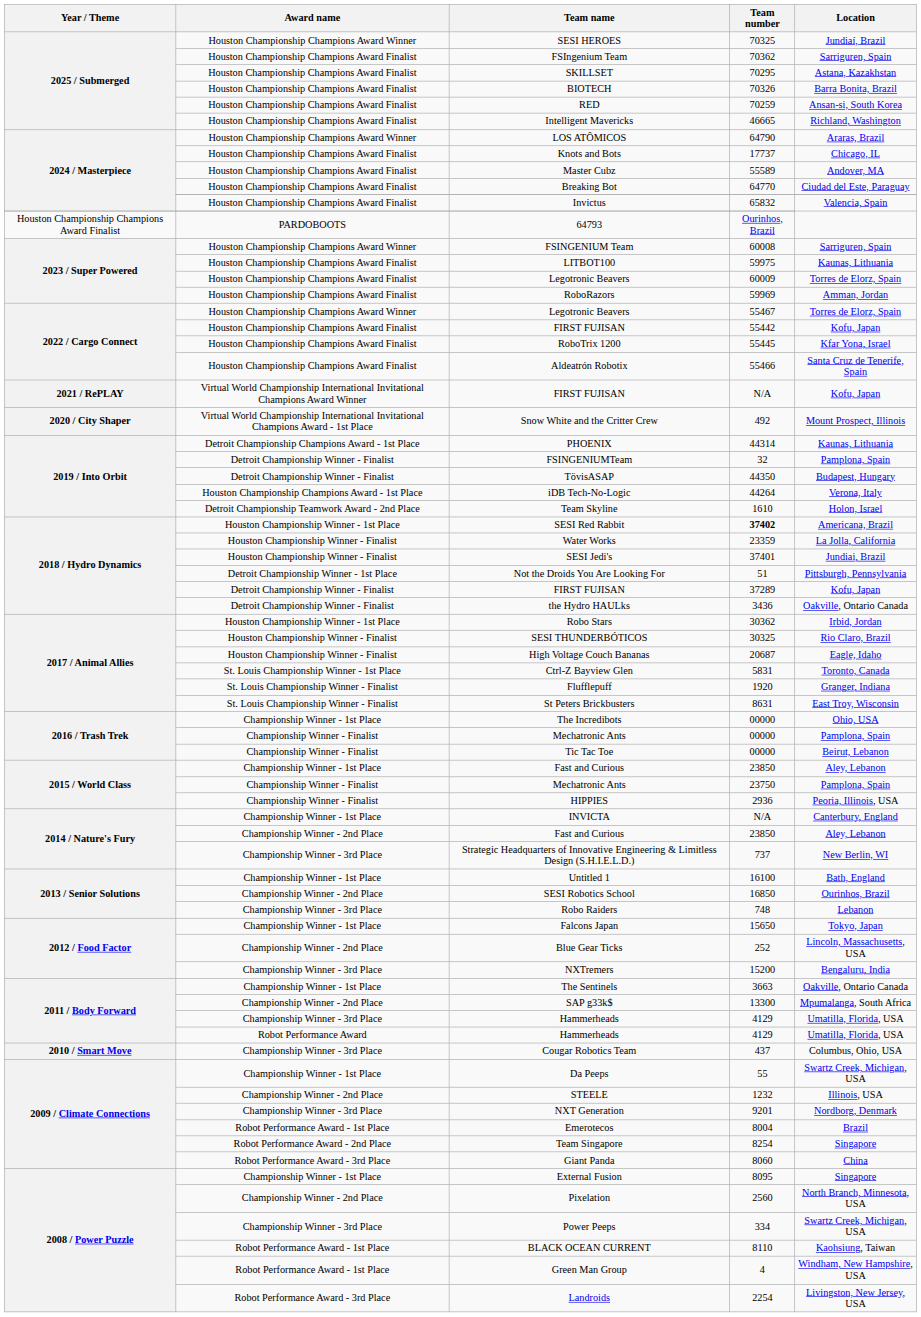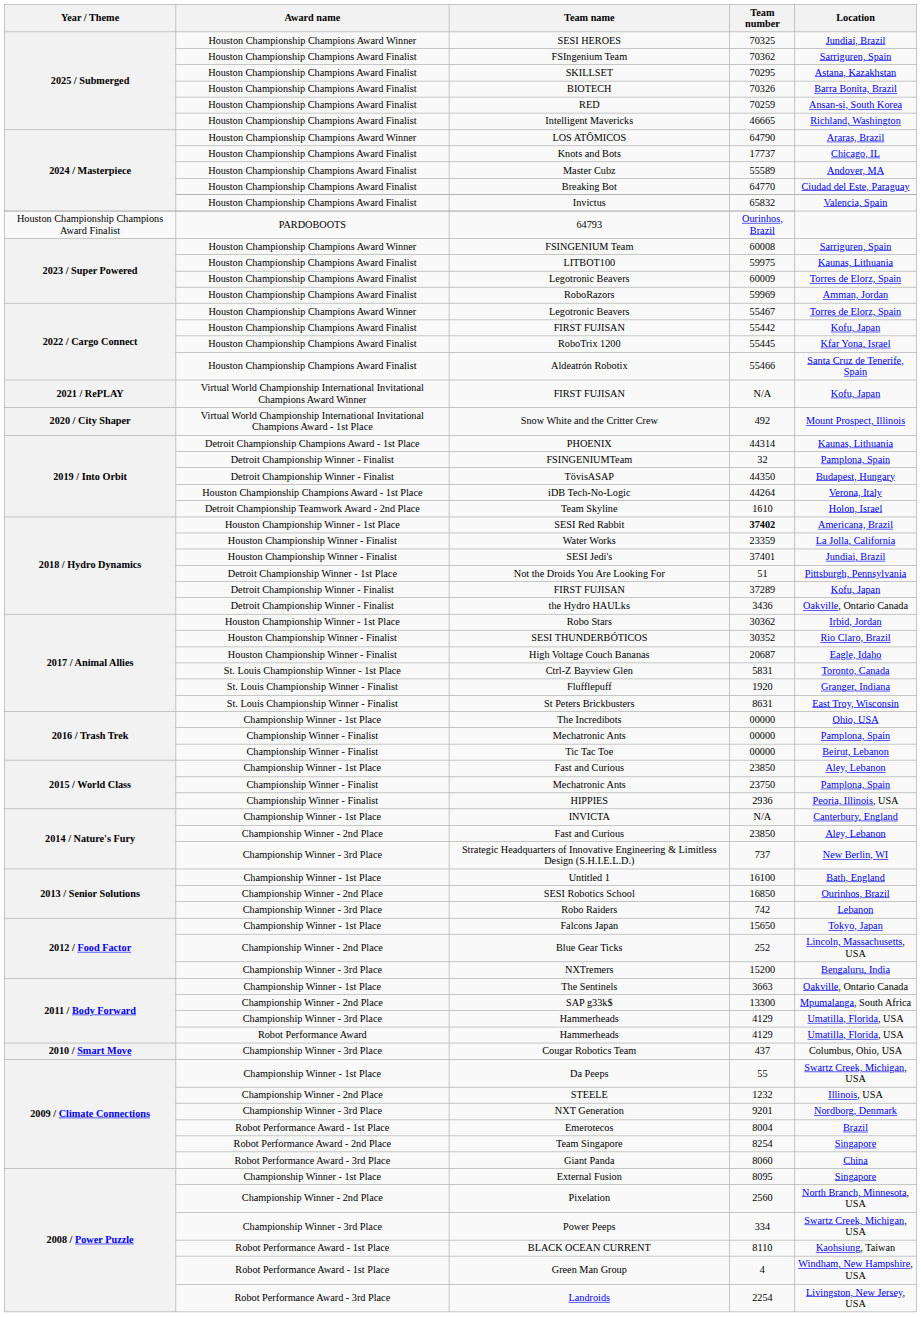(762, 638) 30325 -> (762, 638) 30352
(762, 909) 748 -> (762, 909) 742
